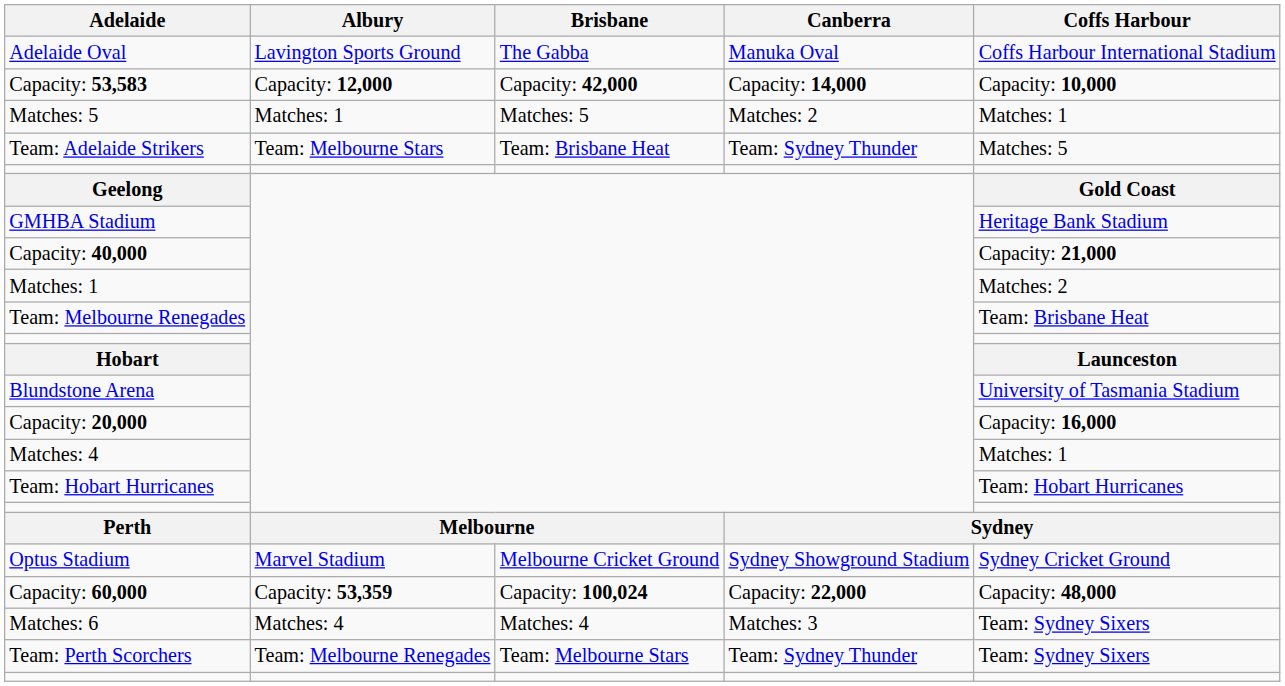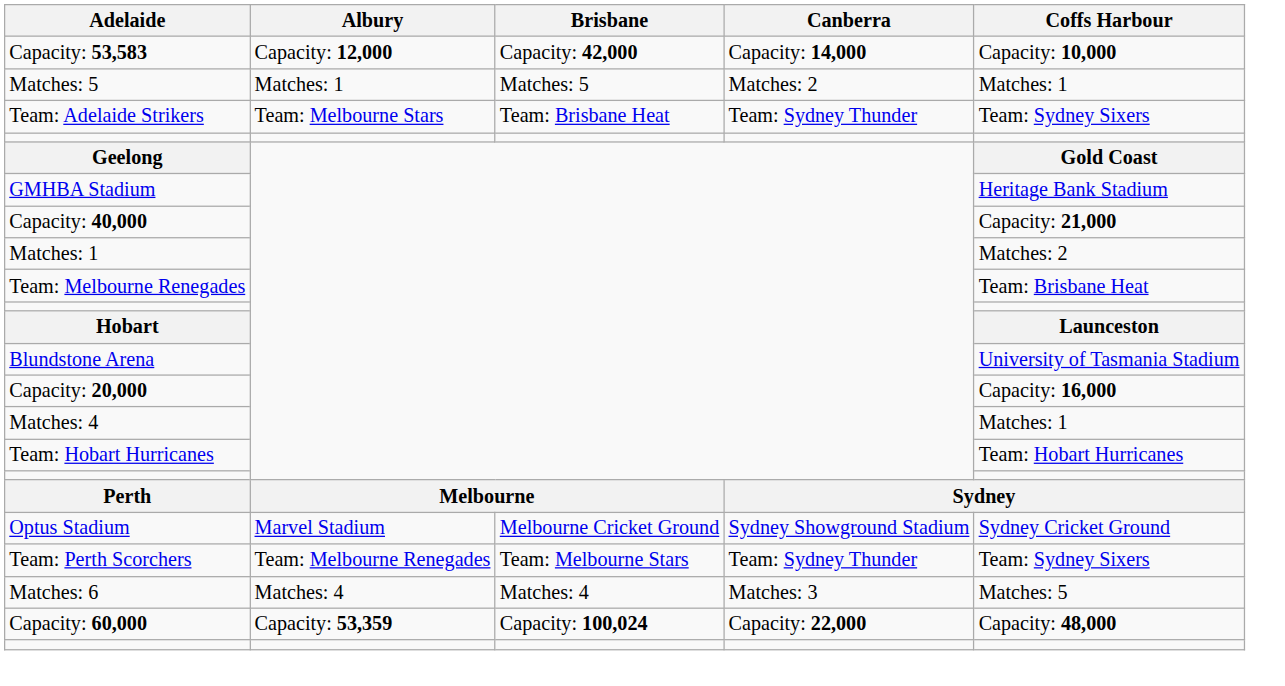- row: (68, 52)
(1023, 148) Matches: 5 -> (1064, 116) Team: Sydney Sixers
rows swapped: (78, 591) <-> (100, 655)
(1064, 623) Team: Sydney Sixers -> (1023, 591) Matches: 5
